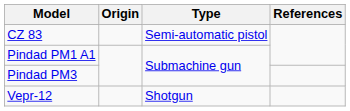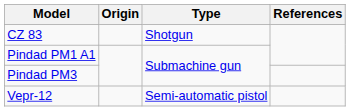(206, 34) Semi-automatic pistol -> (169, 34) Shotgun
(169, 95) Shotgun -> (206, 95) Semi-automatic pistol
